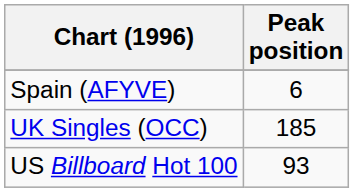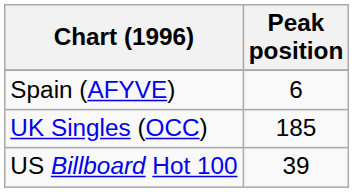(296, 166) 93 -> (296, 166) 39
